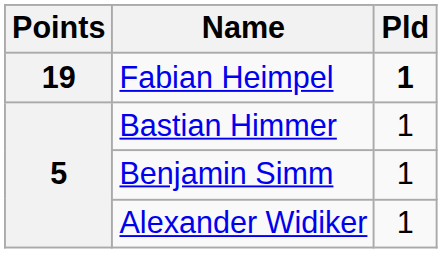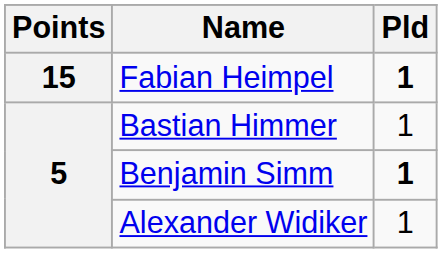(59, 77) 19 -> (59, 77) 15
(405, 174) normal -> (405, 174) bold
